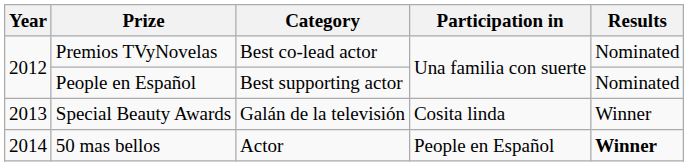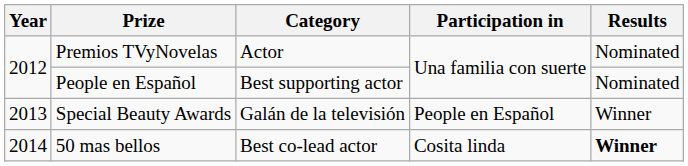(309, 51) Best co-lead actor -> (262, 51) Actor
(460, 114) Cosita linda -> (484, 114) People en Español
(262, 145) Actor -> (309, 145) Best co-lead actor
(484, 145) People en Español -> (460, 145) Cosita linda
